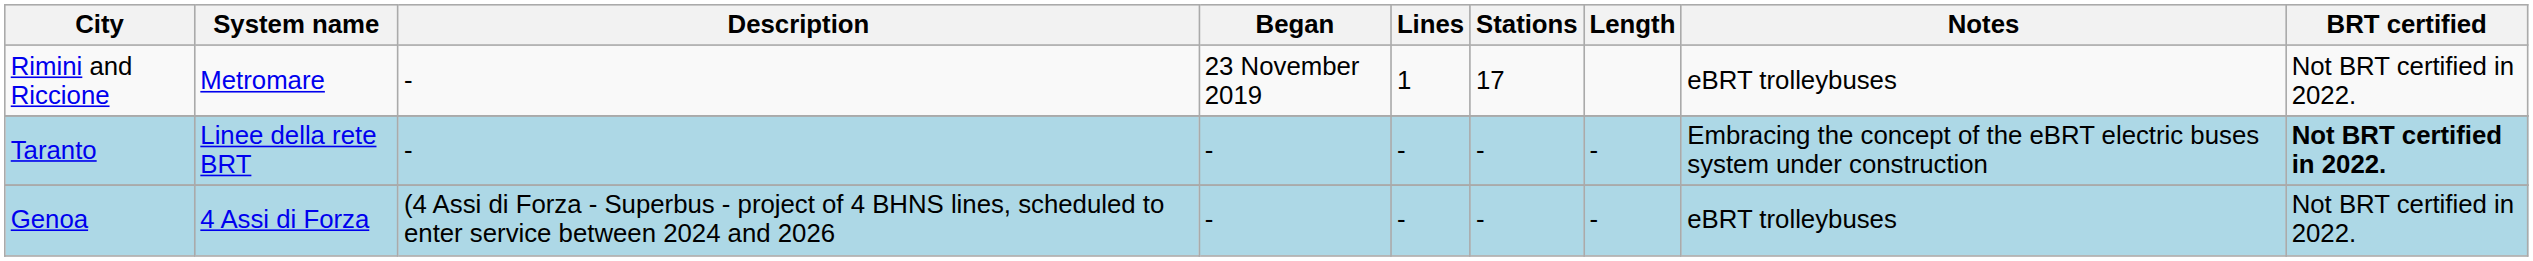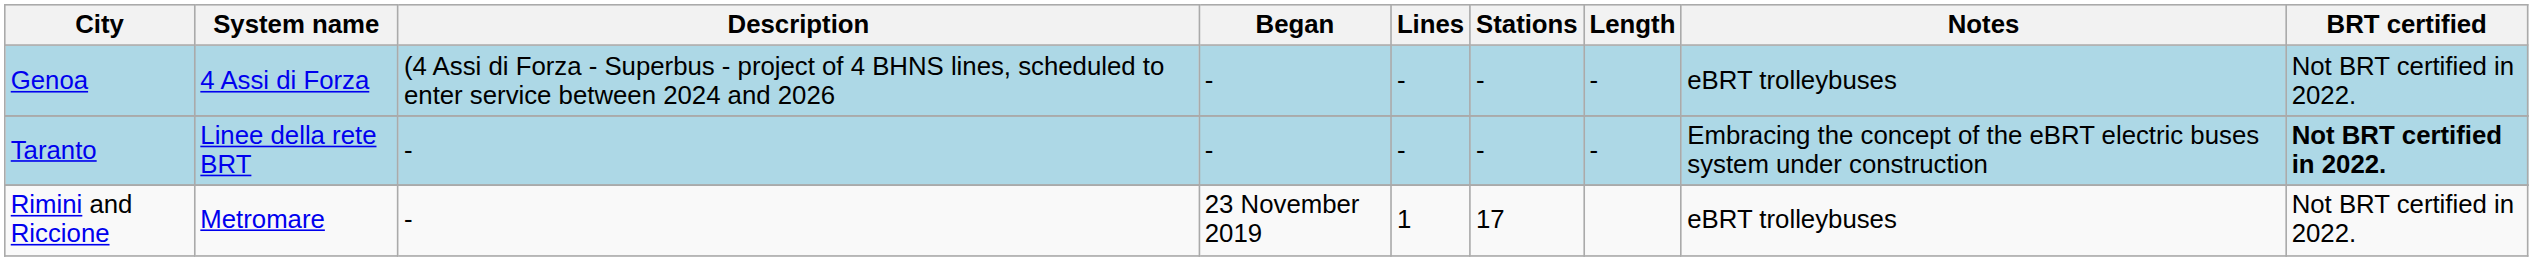rows swapped: (72, 80) <-> (49, 219)
